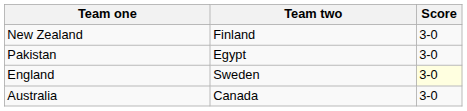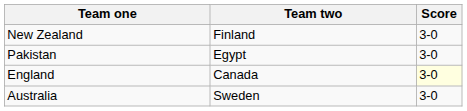(236, 75) Sweden -> (236, 75) Canada
(236, 95) Canada -> (236, 95) Sweden
